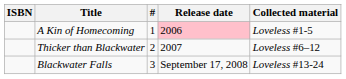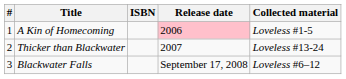columns swapped: (153, 13) <-> (20, 13)
(286, 47) Loveless #6–12 -> (288, 47) Loveless #13-24
(288, 64) Loveless #13-24 -> (286, 64) Loveless #6–12
